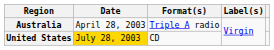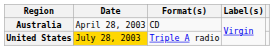(185, 25) Triple A radio -> (154, 25) CD
(154, 38) CD -> (185, 38) Triple A radio
